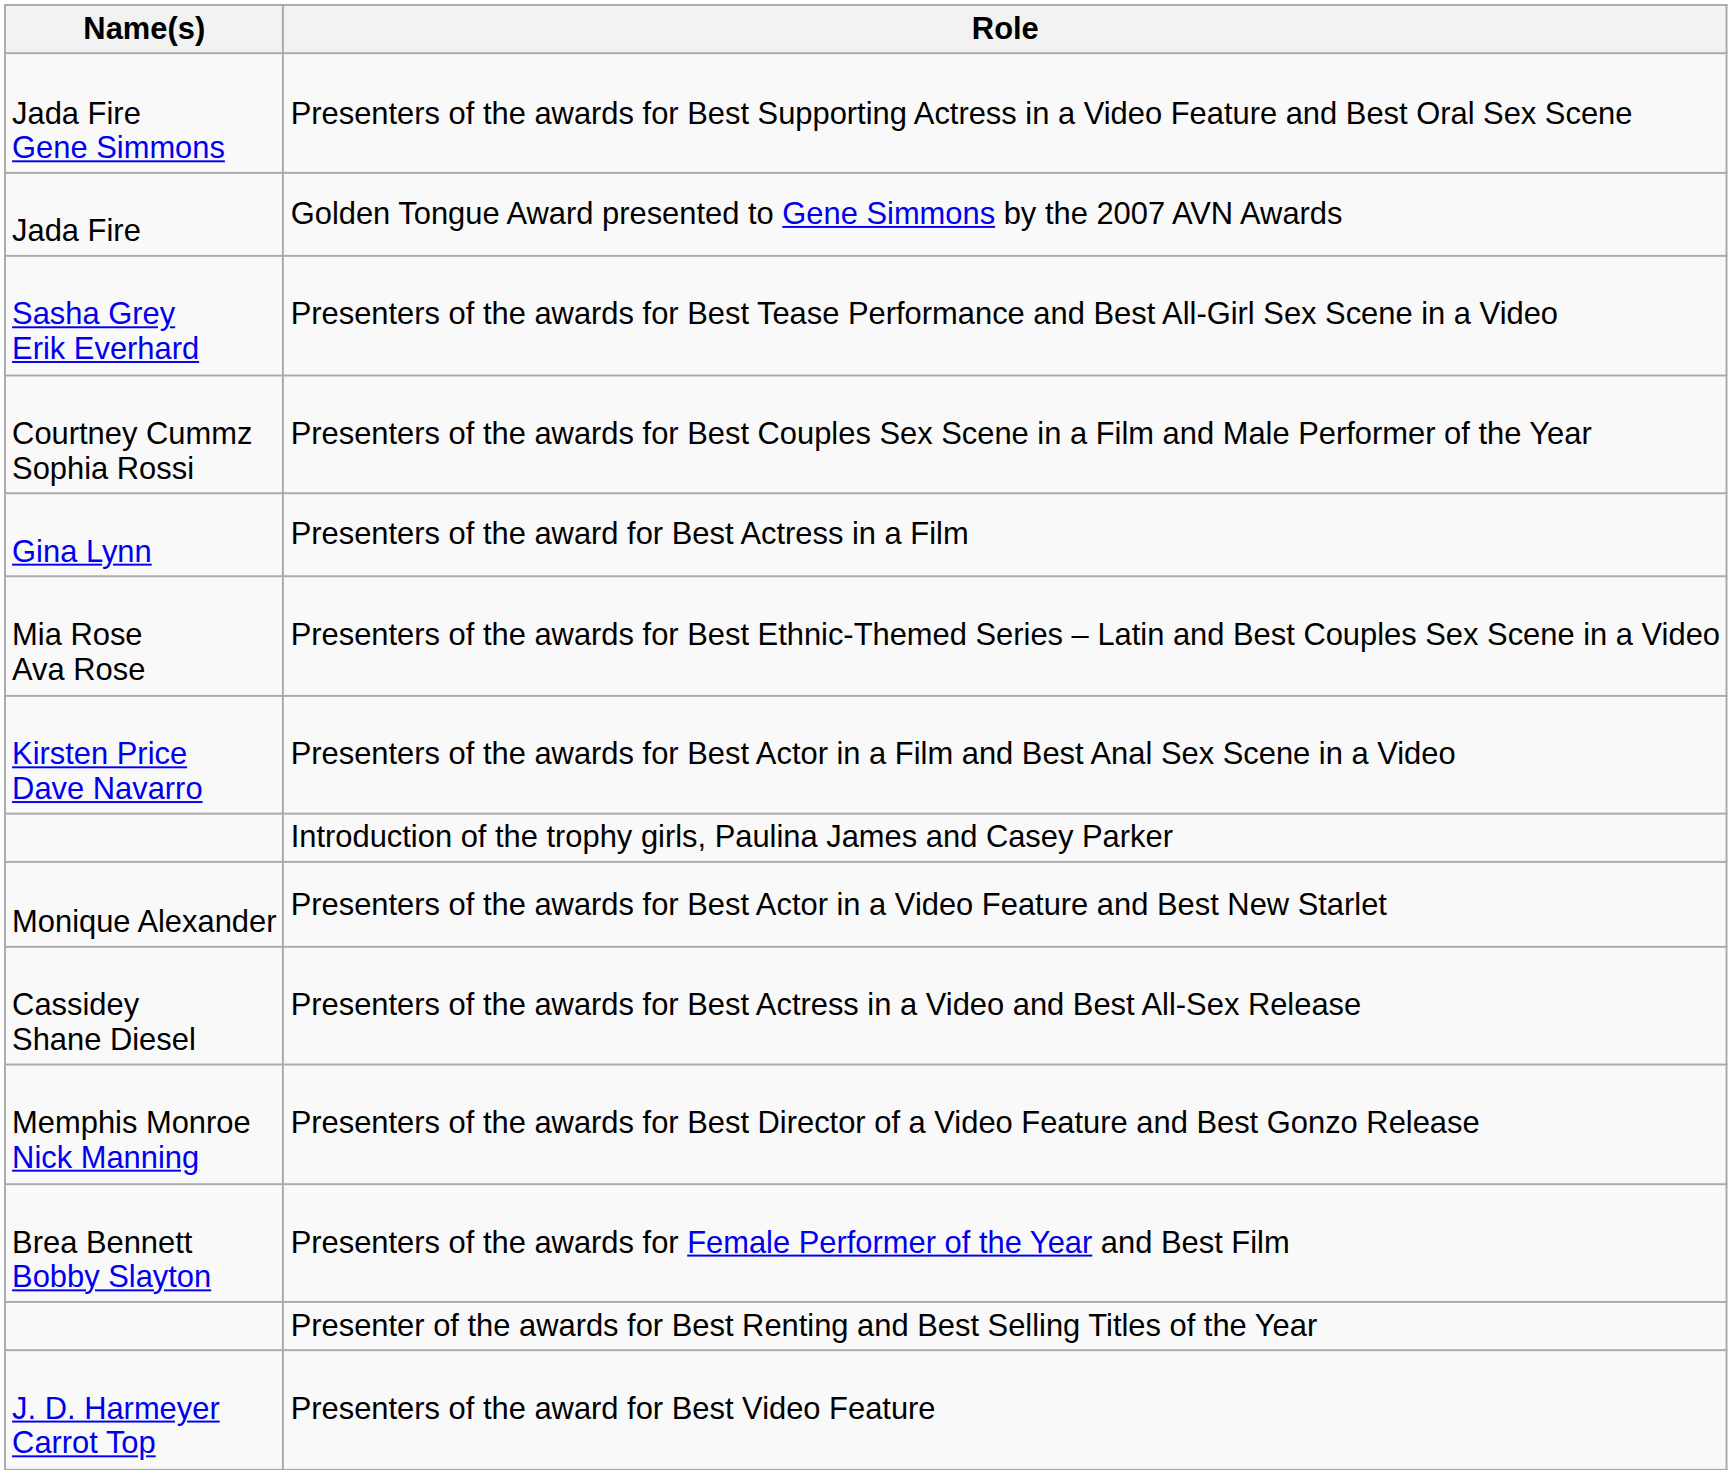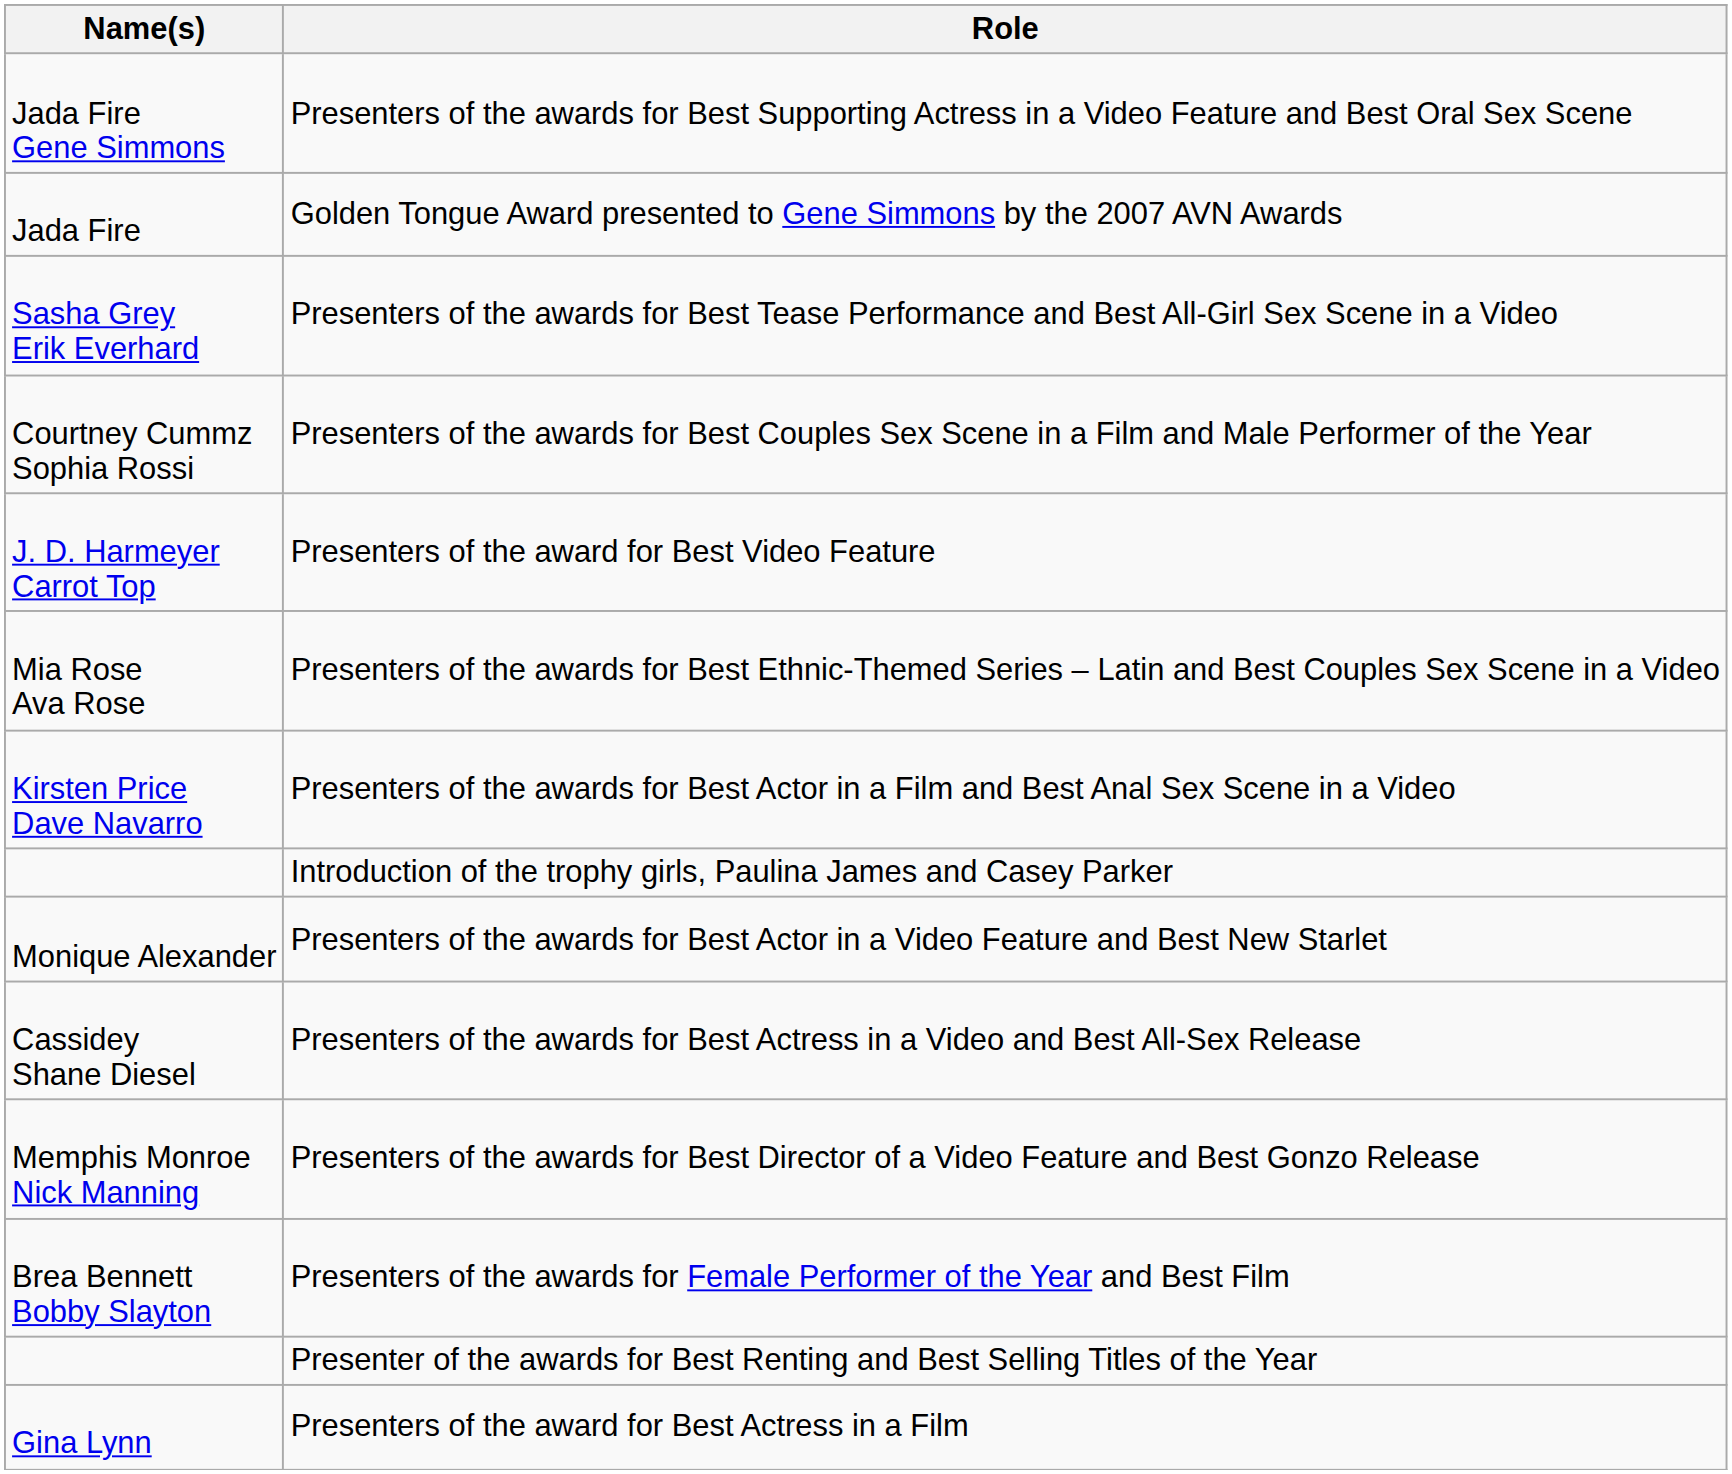rows swapped: (630, 534) <-> (613, 1409)
